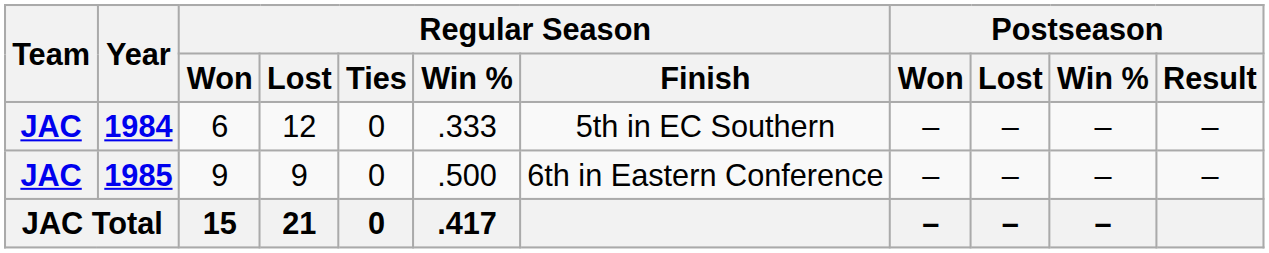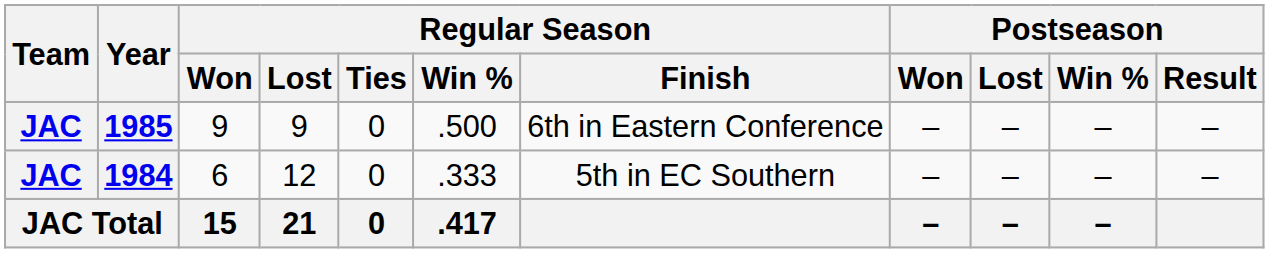rows swapped: (138, 127) <-> (138, 175)
